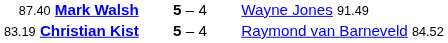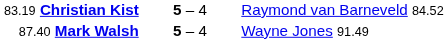rows swapped: (79, 10) <-> (71, 31)
